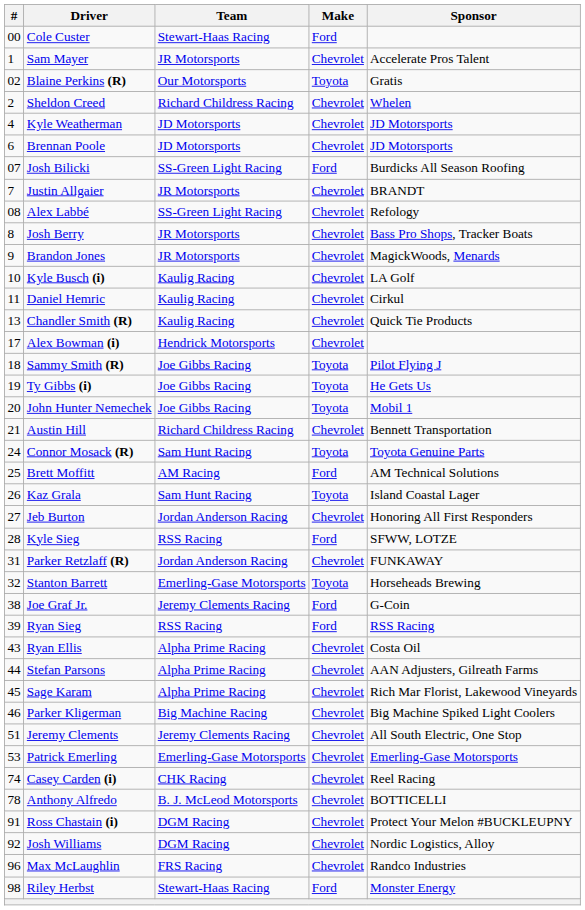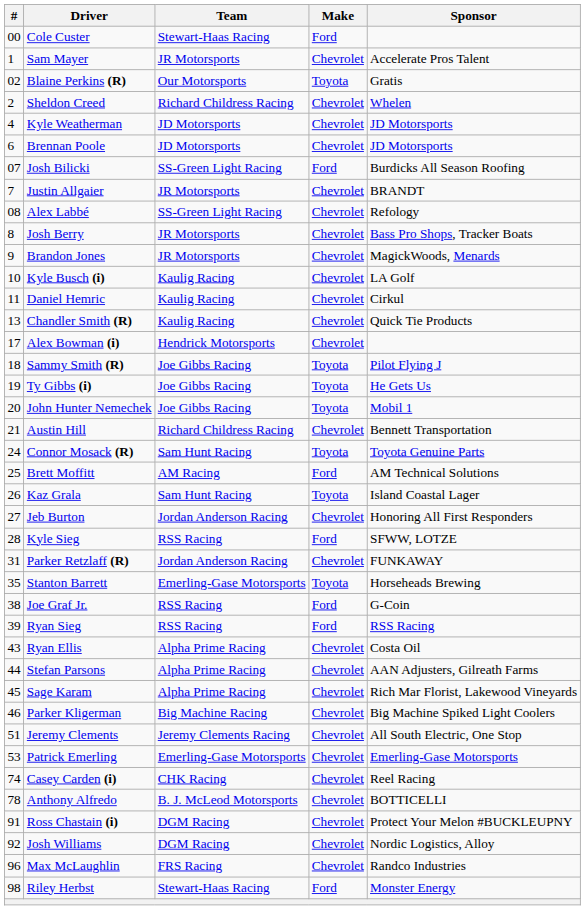(14, 582) 32 -> (14, 582) 35
(224, 604) Jeremy Clements Racing -> (190, 604) RSS Racing
